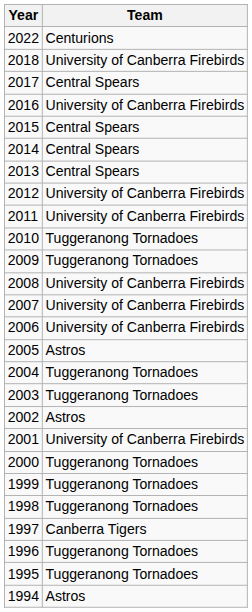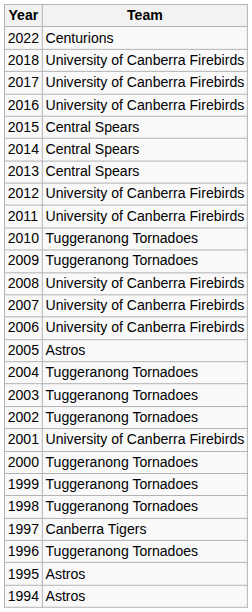(92, 82) Central Spears -> (145, 82) University of Canberra Firebirds
(65, 417) Astros -> (122, 417) Tuggeranong Tornadoes
(122, 573) Tuggeranong Tornadoes -> (65, 573) Astros
